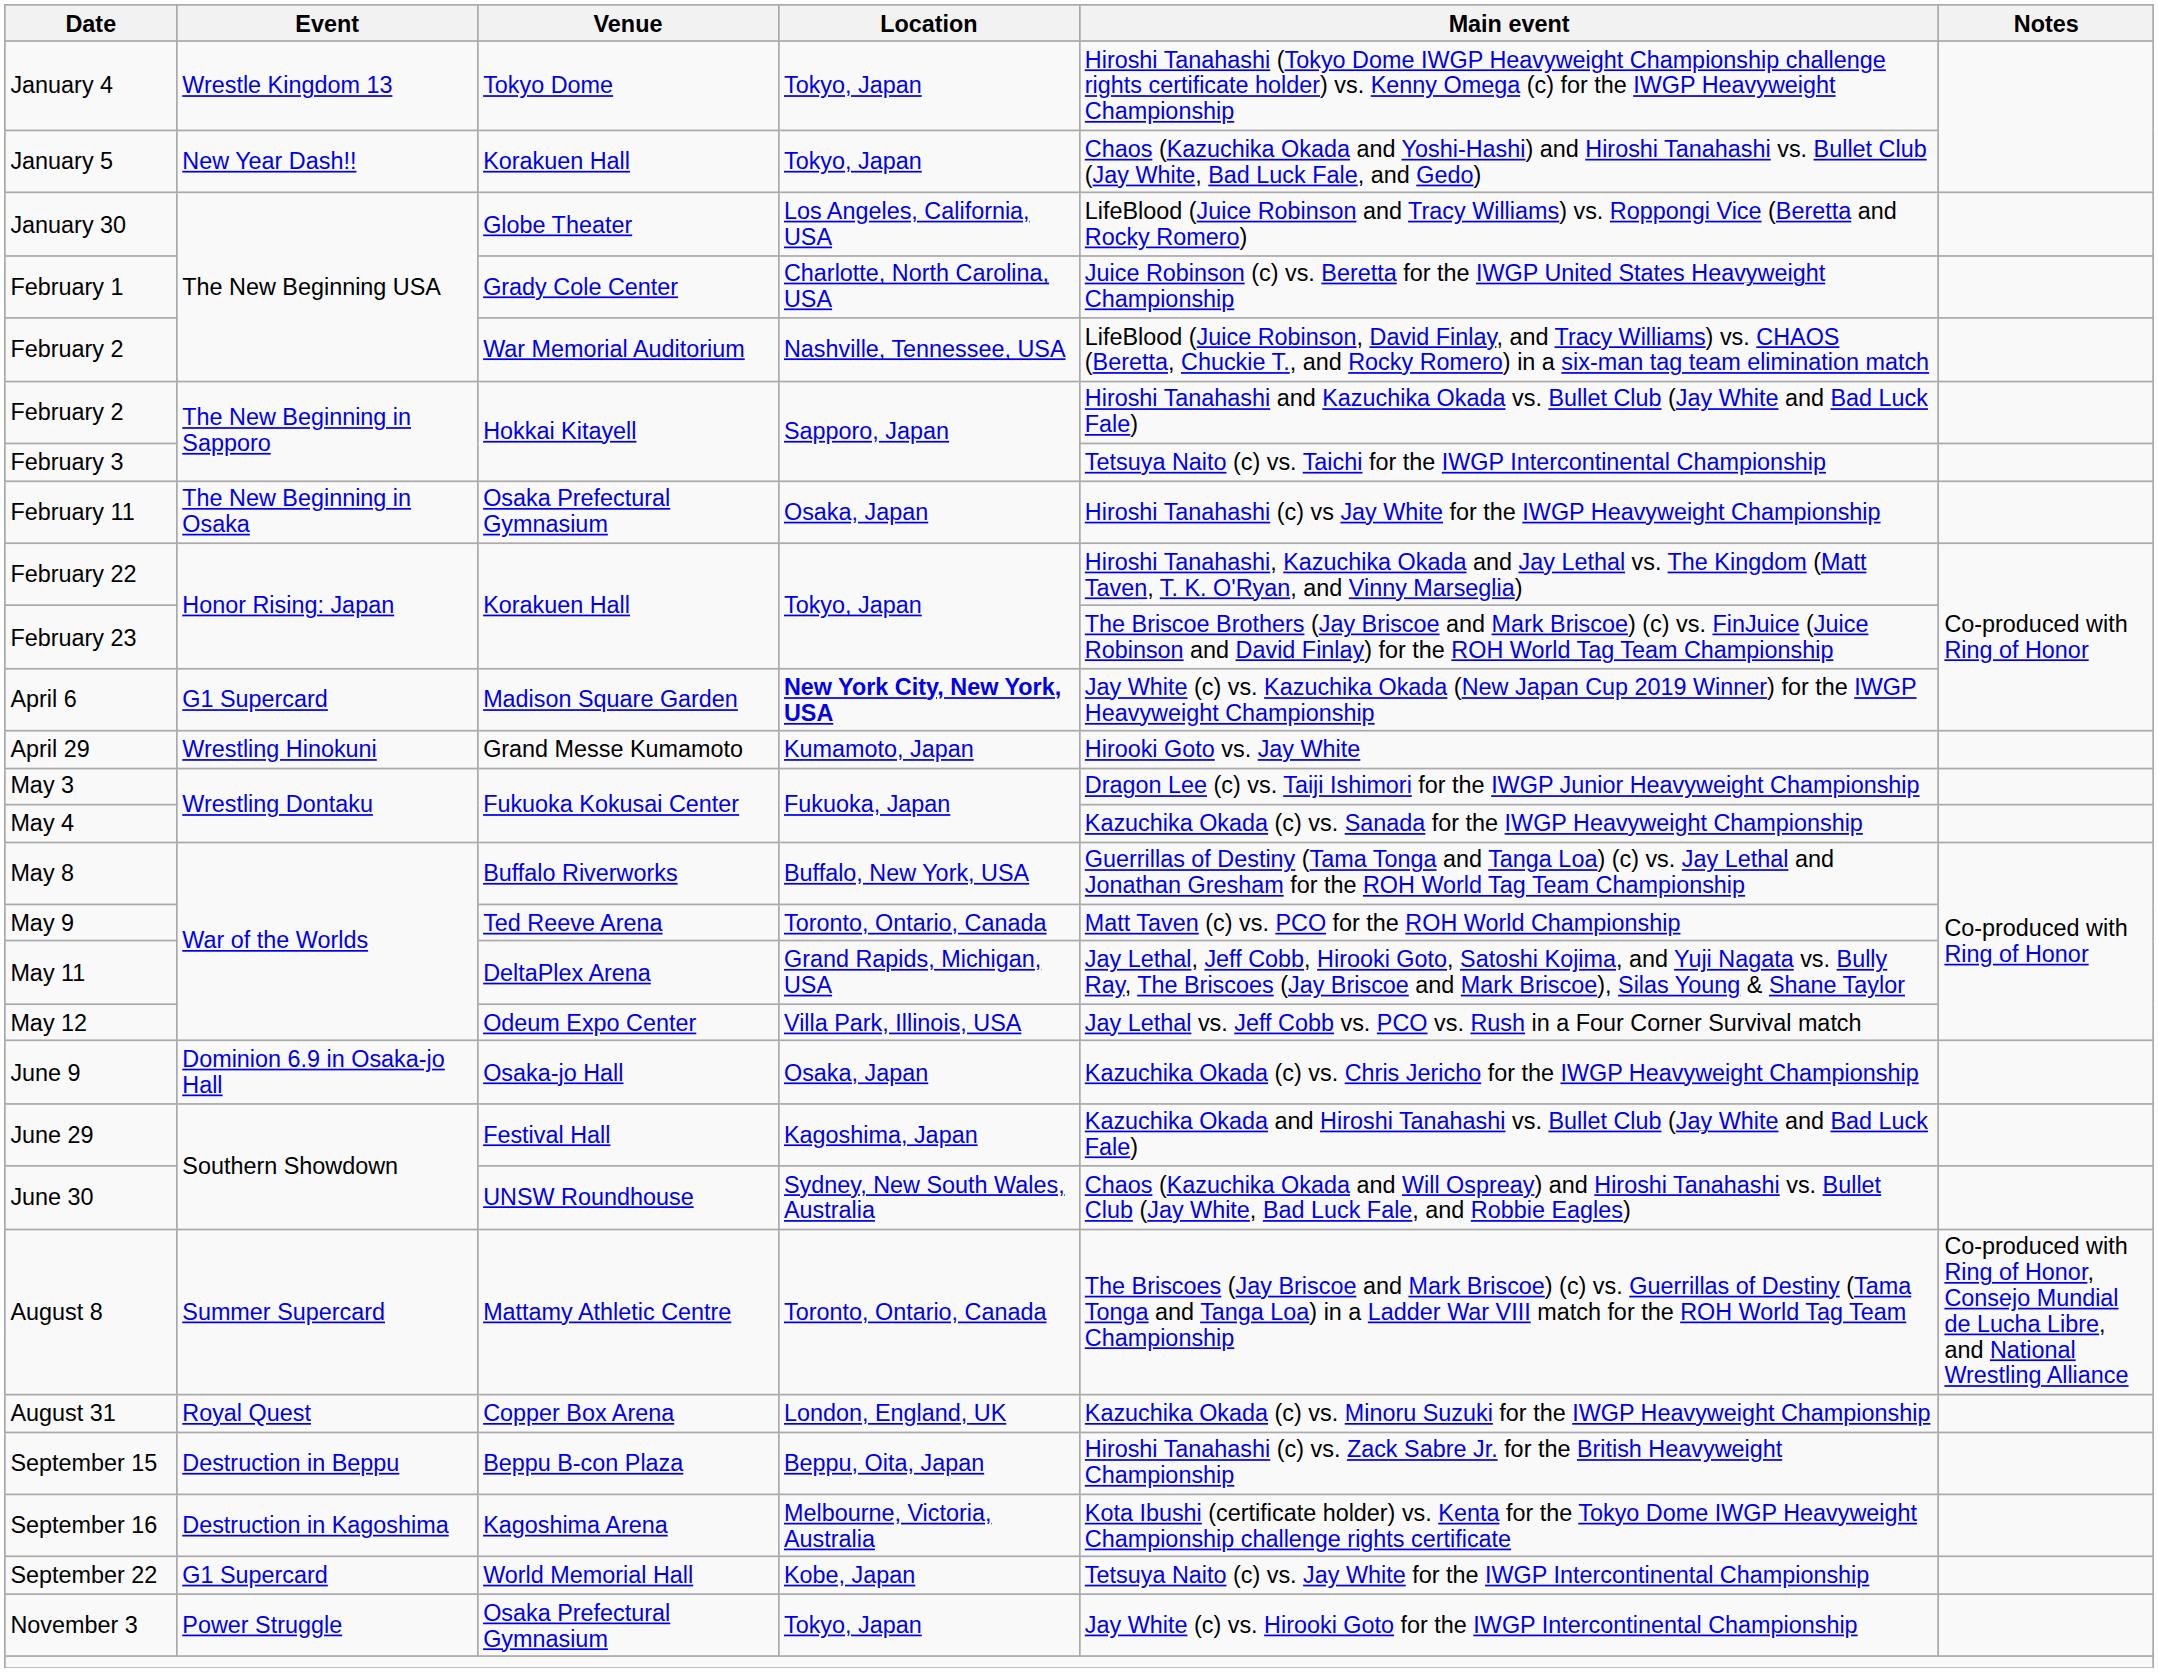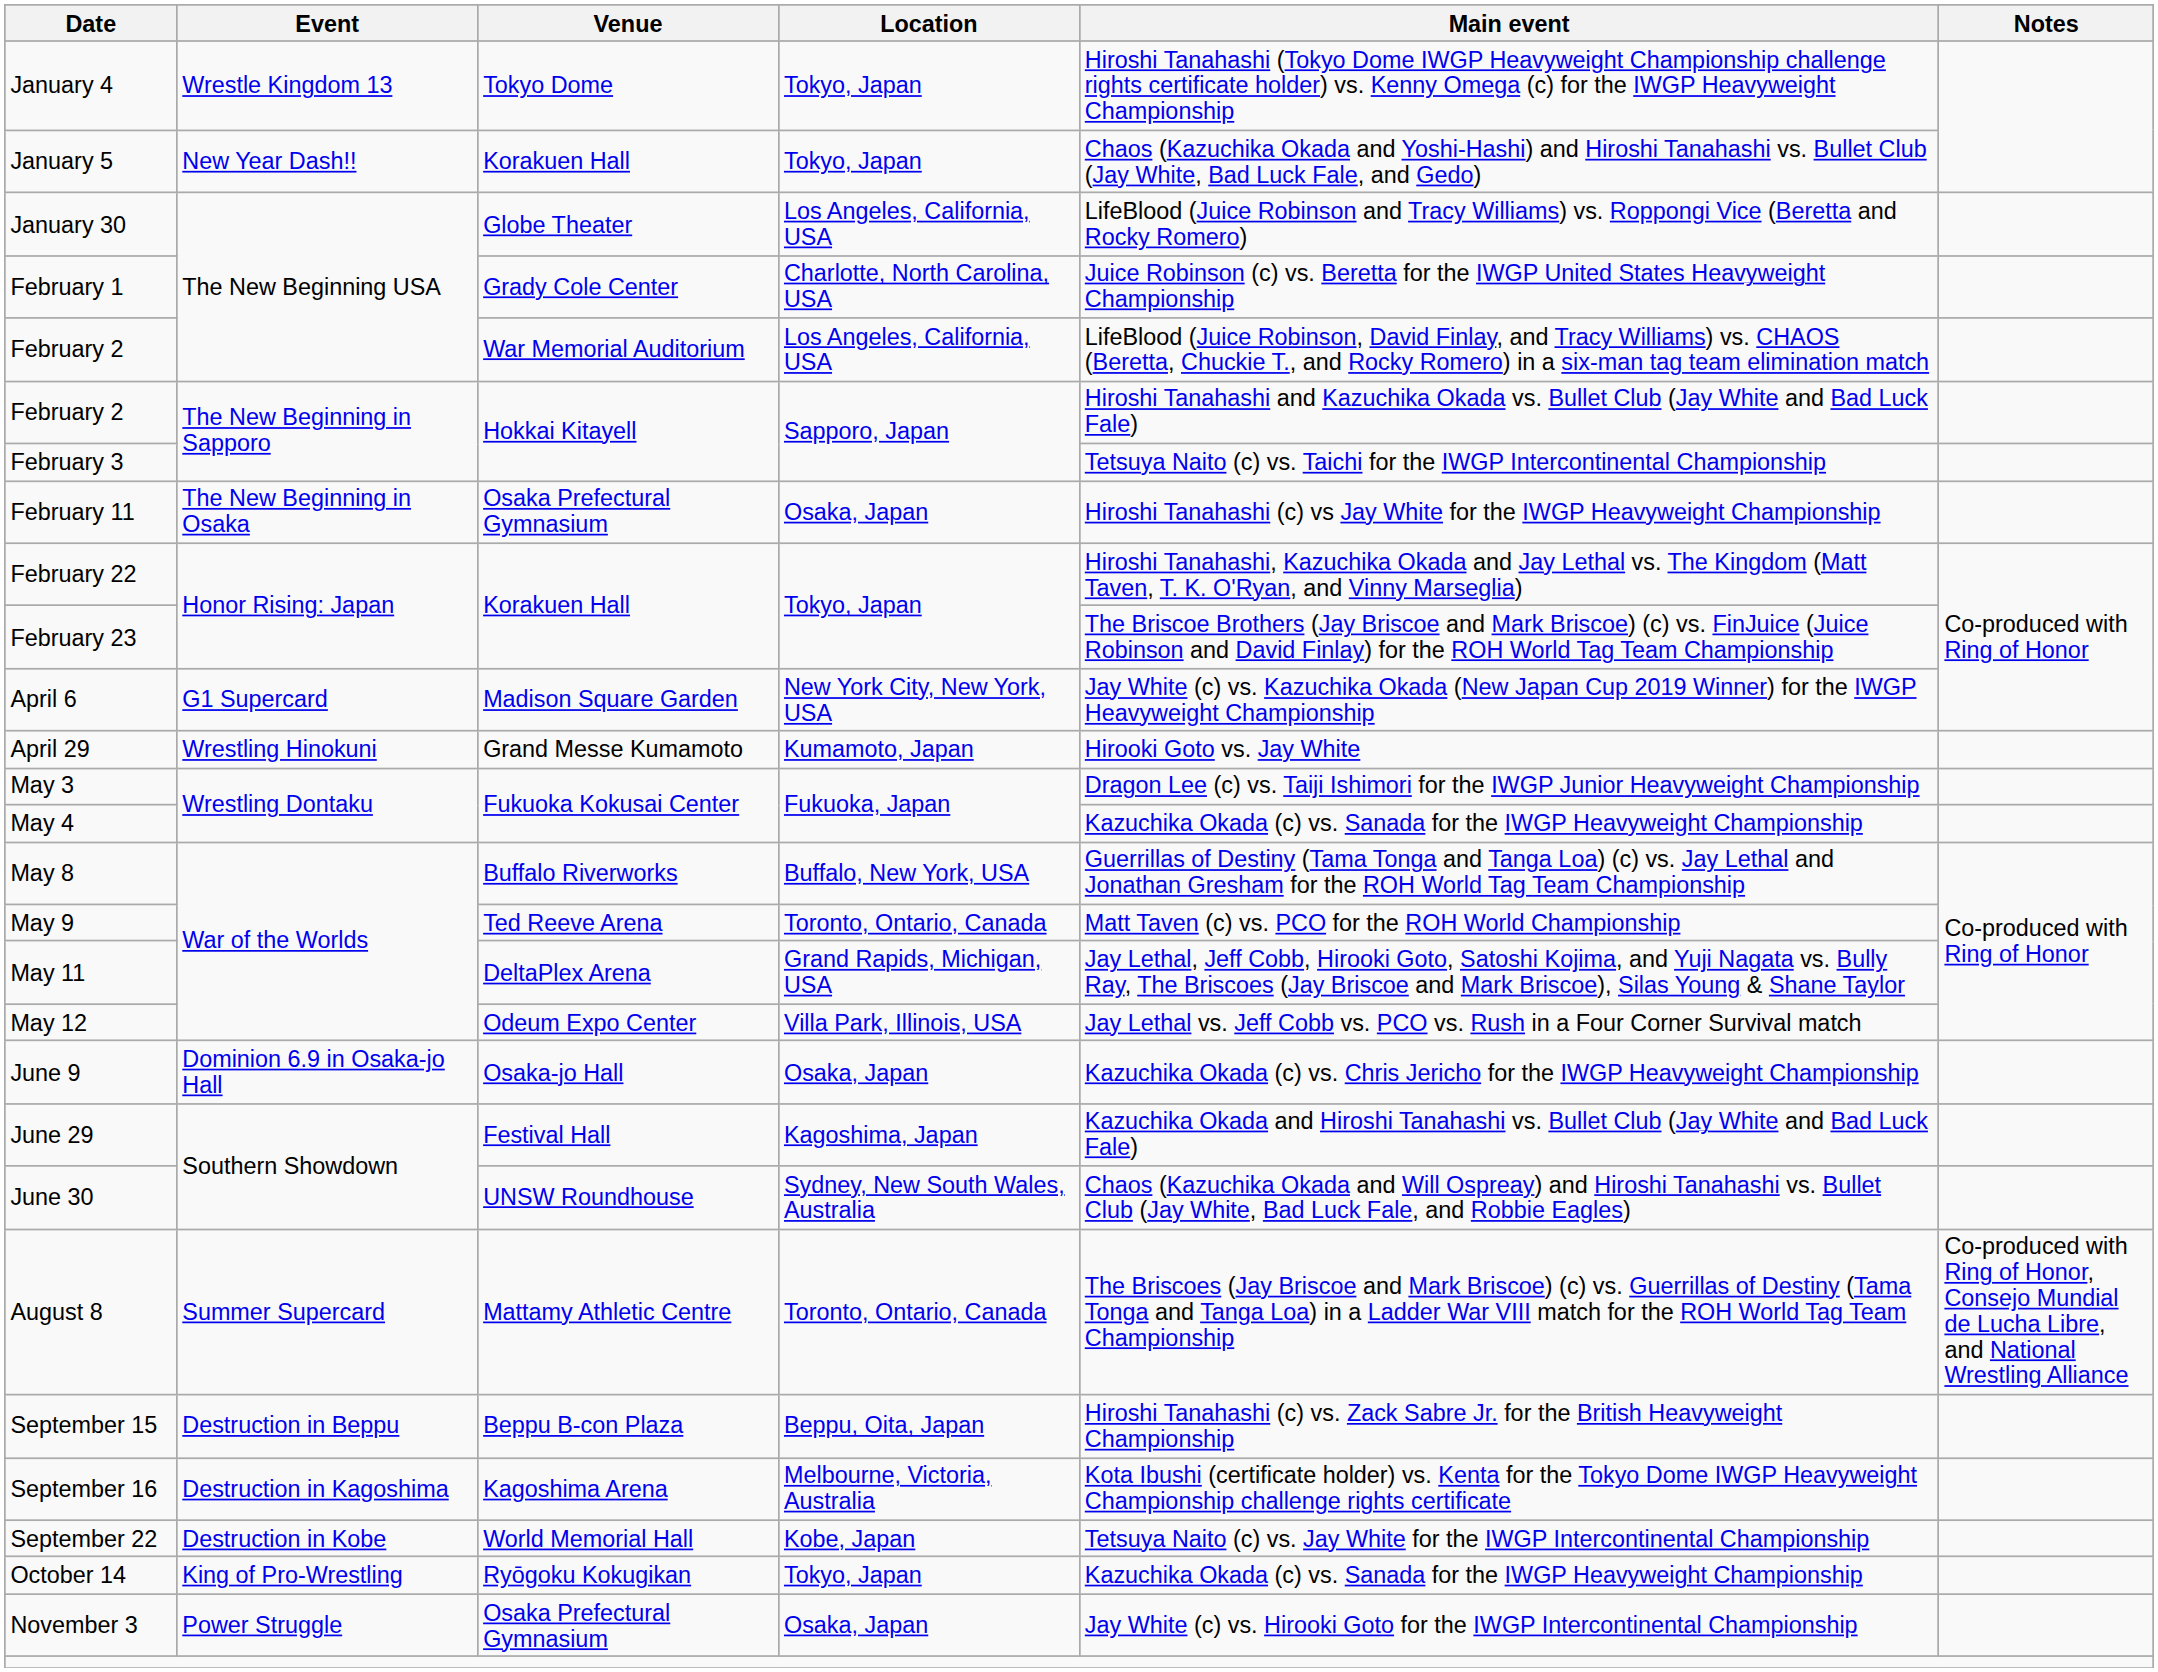(925, 349) Nashville, Tennessee, USA -> (907, 349) Los Angeles, California, USA
(923, 699) bold -> (915, 699) normal
- row: (63, 1413)
(255, 1575) G1 Supercard -> (284, 1538) Destruction in Kobe
+ row: (68, 1575)
(853, 1625) Tokyo, Japan -> (856, 1625) Osaka, Japan
